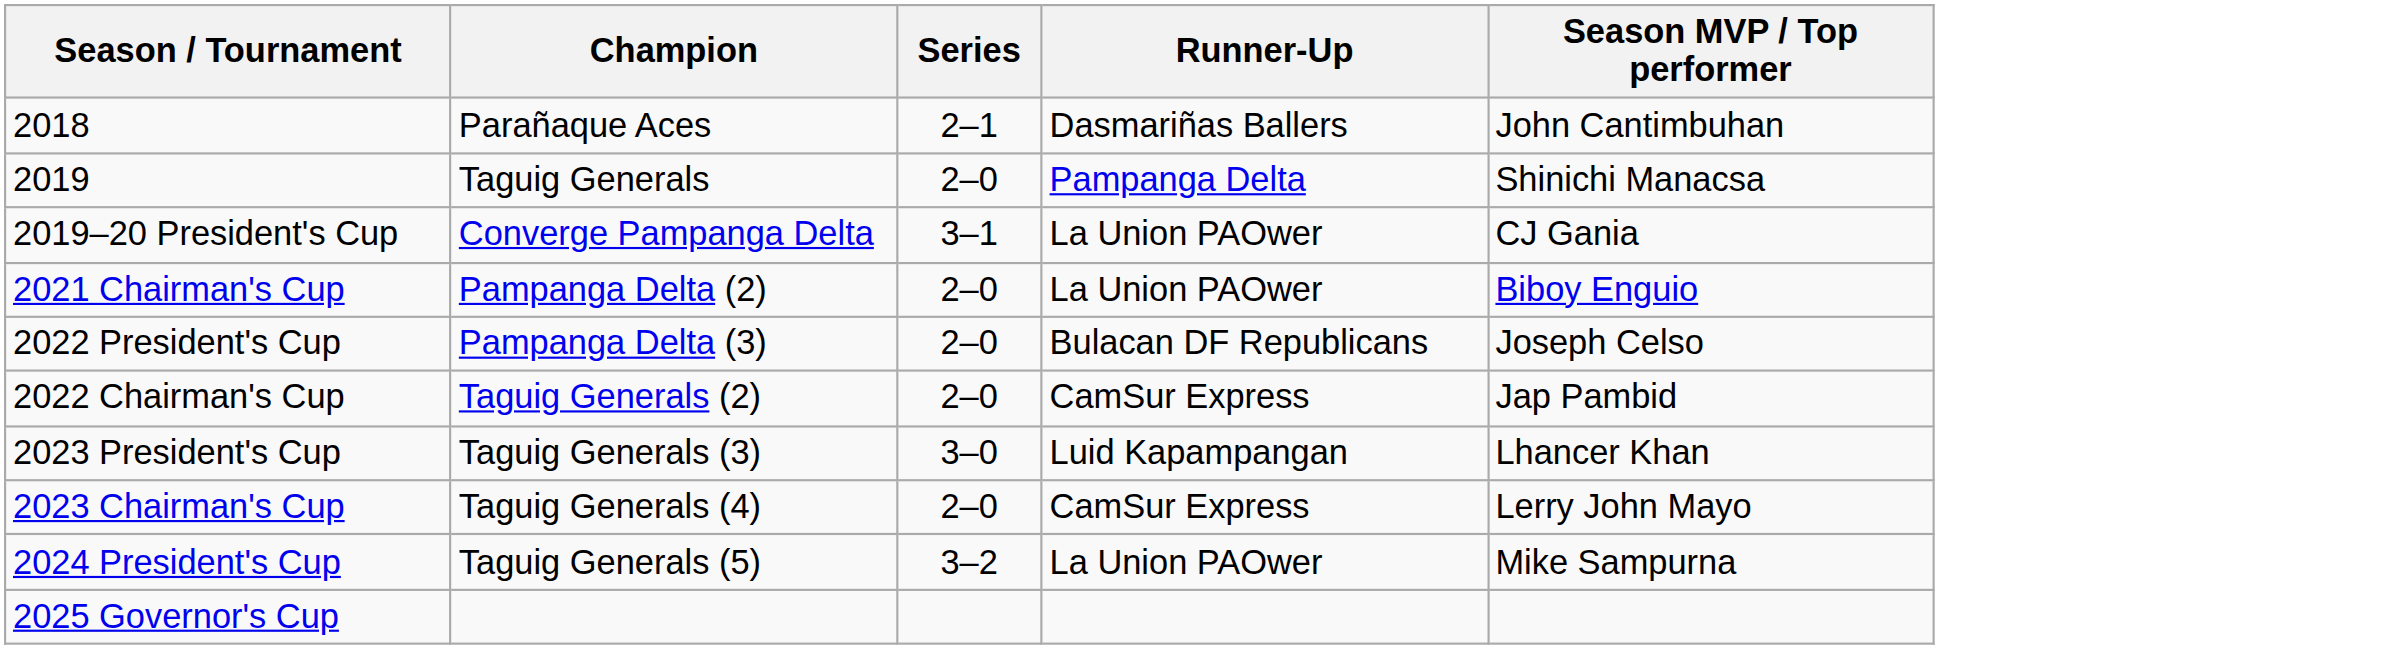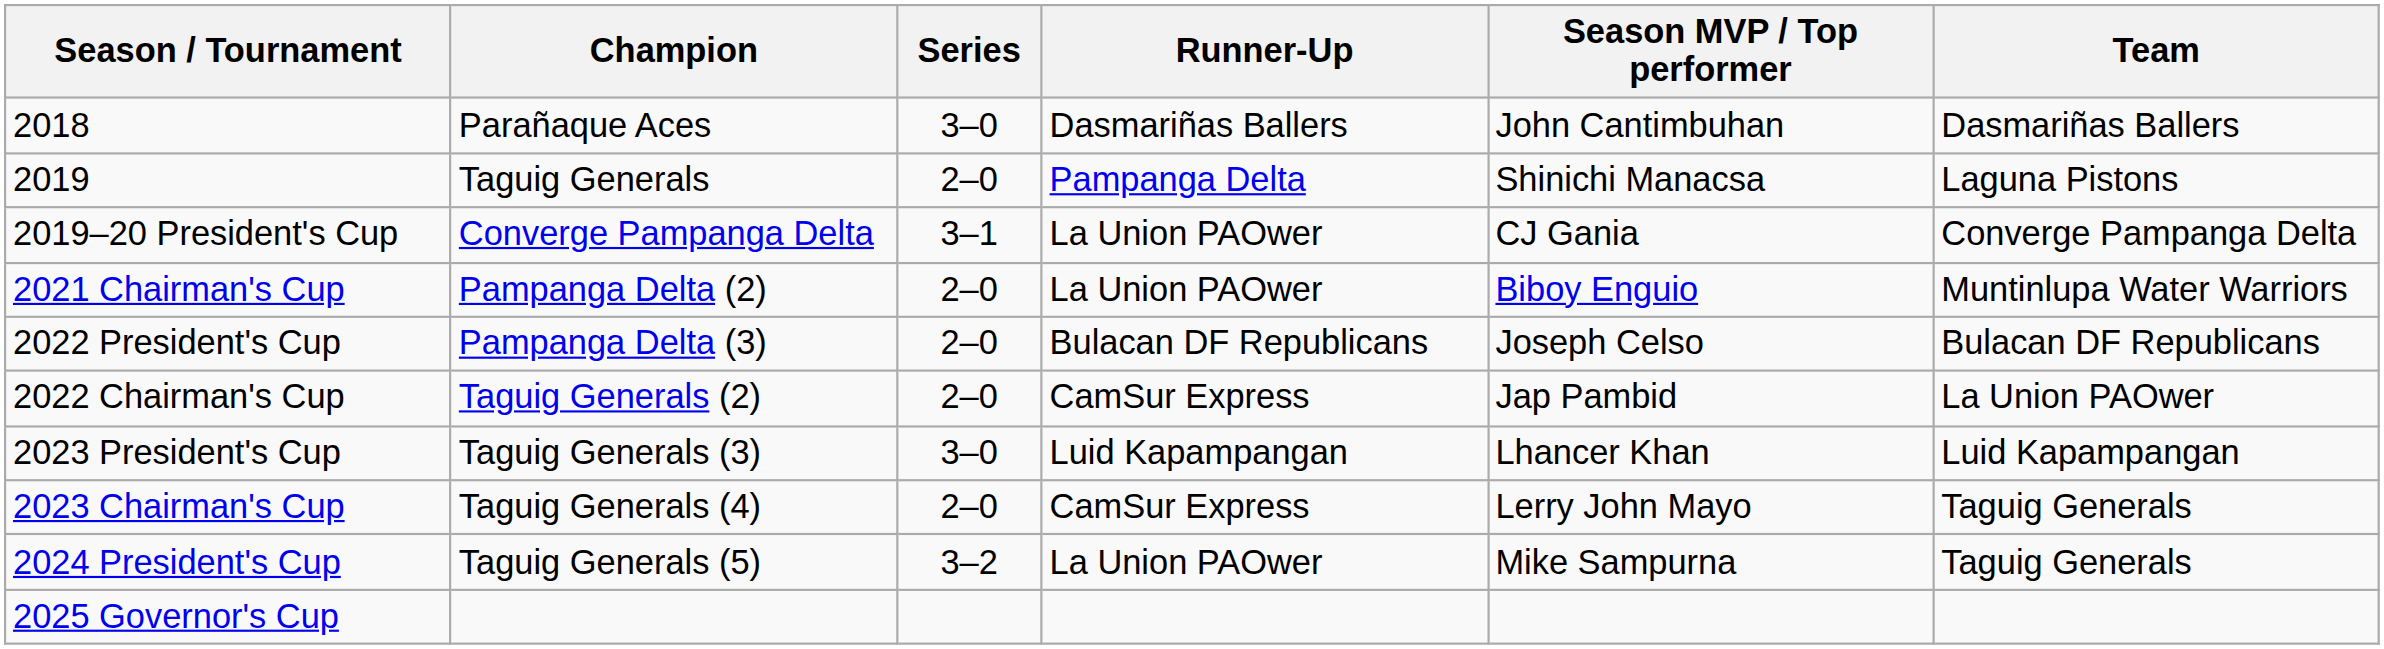+ column: (2156, 51)
(969, 125) 2–1 -> (969, 125) 3–0
